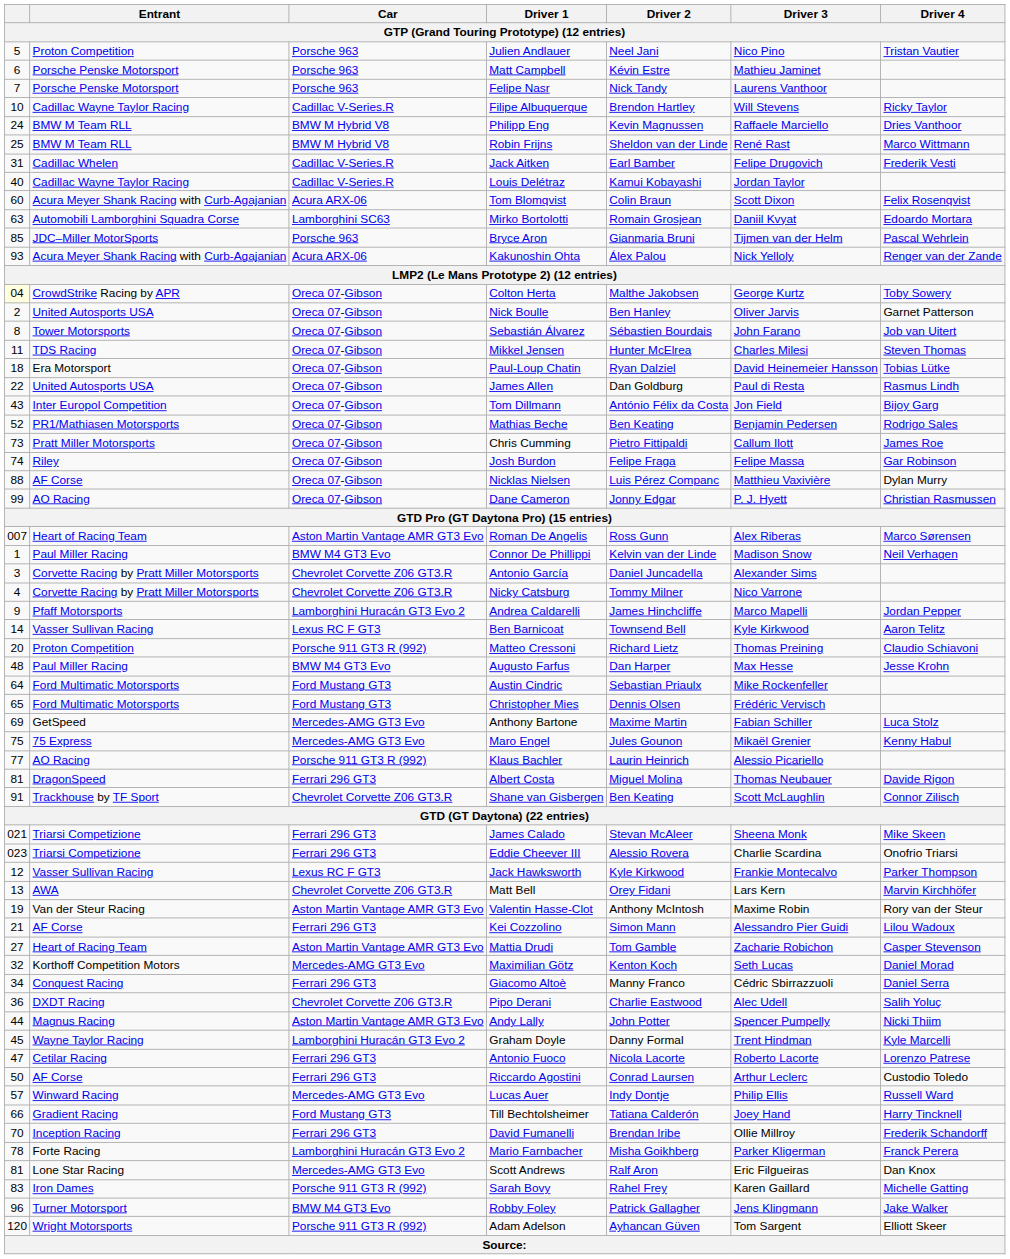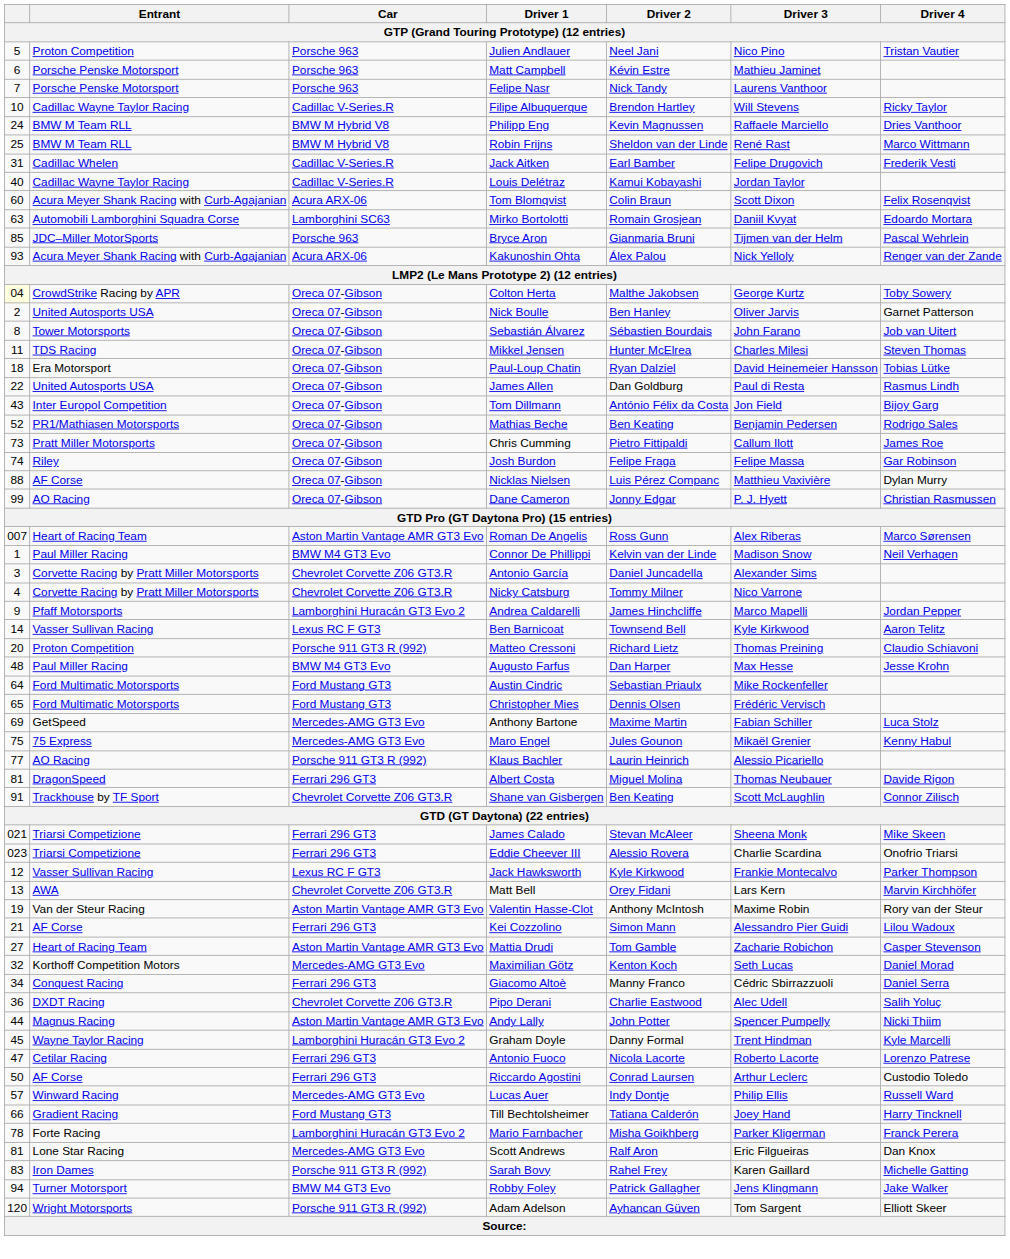- row: (532, 1132)
(17, 1207) 96 -> (17, 1188) 94
